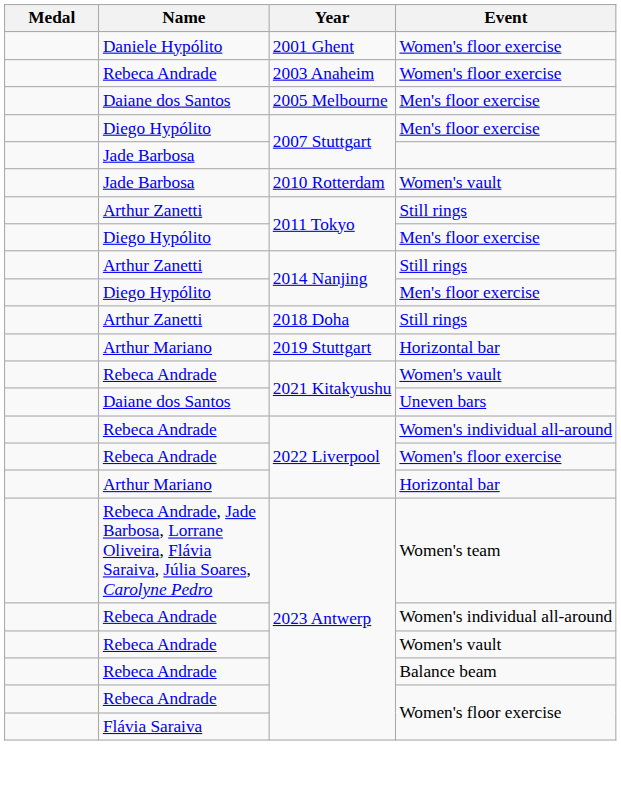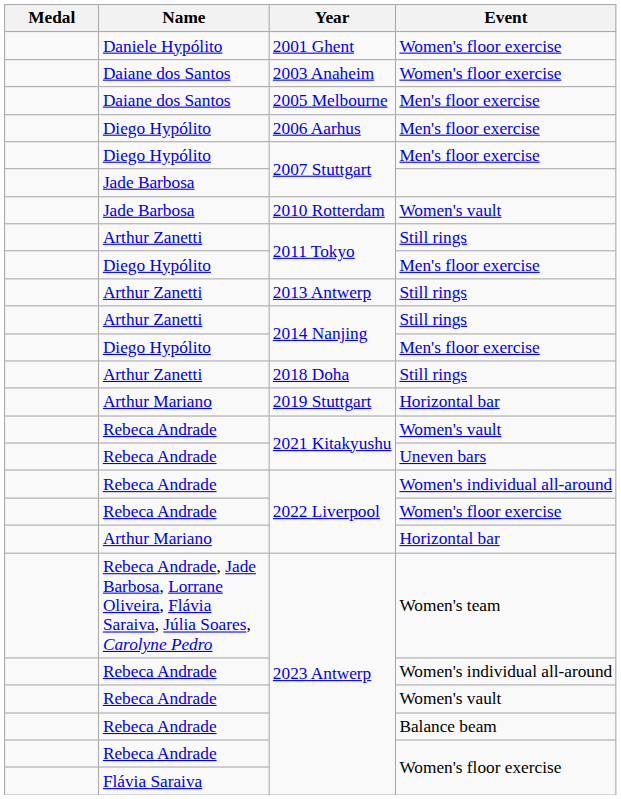(160, 73) Rebeca Andrade -> (167, 73) Daiane dos Santos
+ row: (317, 127)
+ row: (322, 292)
(167, 401) Daiane dos Santos -> (160, 456) Rebeca Andrade
